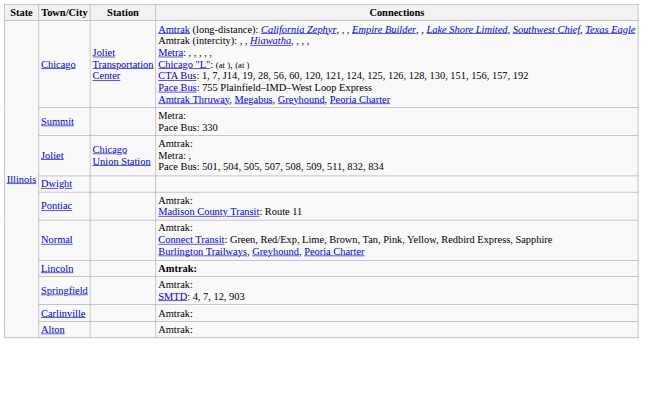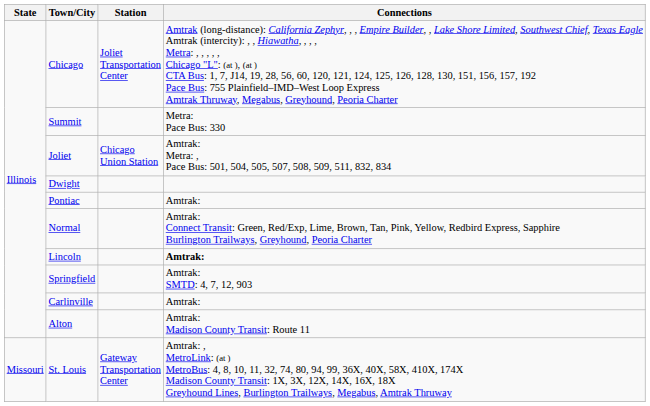(230, 206) Amtrak: Madison County Transit: Route 11 -> (183, 200) Amtrak:
(176, 329) Amtrak: -> (238, 323) Amtrak: Madison County Transit: Route 11
+ row: (67, 369)
